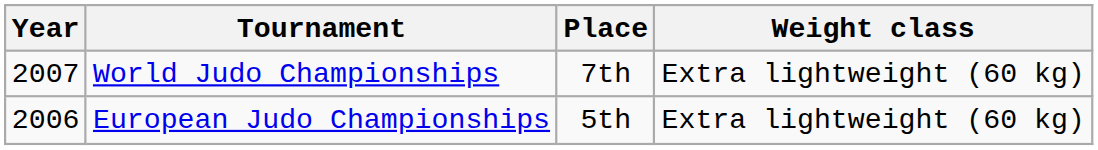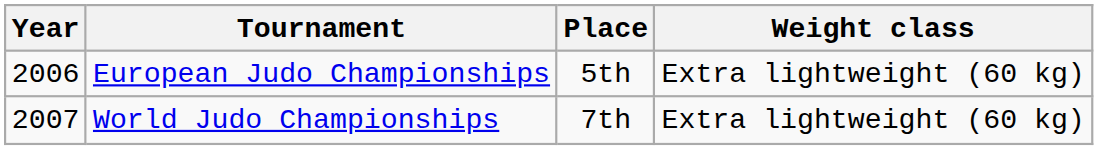rows swapped: (296, 74) <-> (322, 120)
